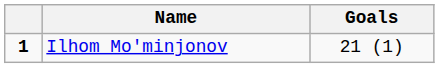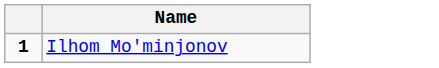- column: (372, 19)
